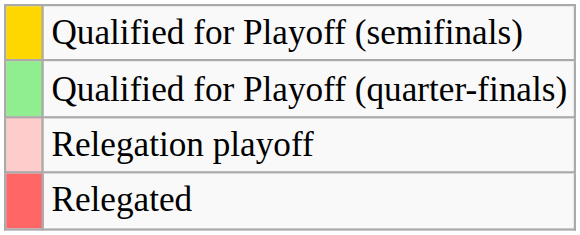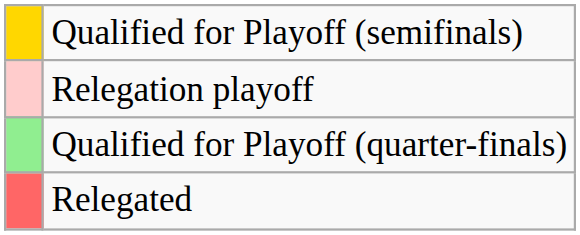rows swapped: (309, 88) <-> (183, 144)
